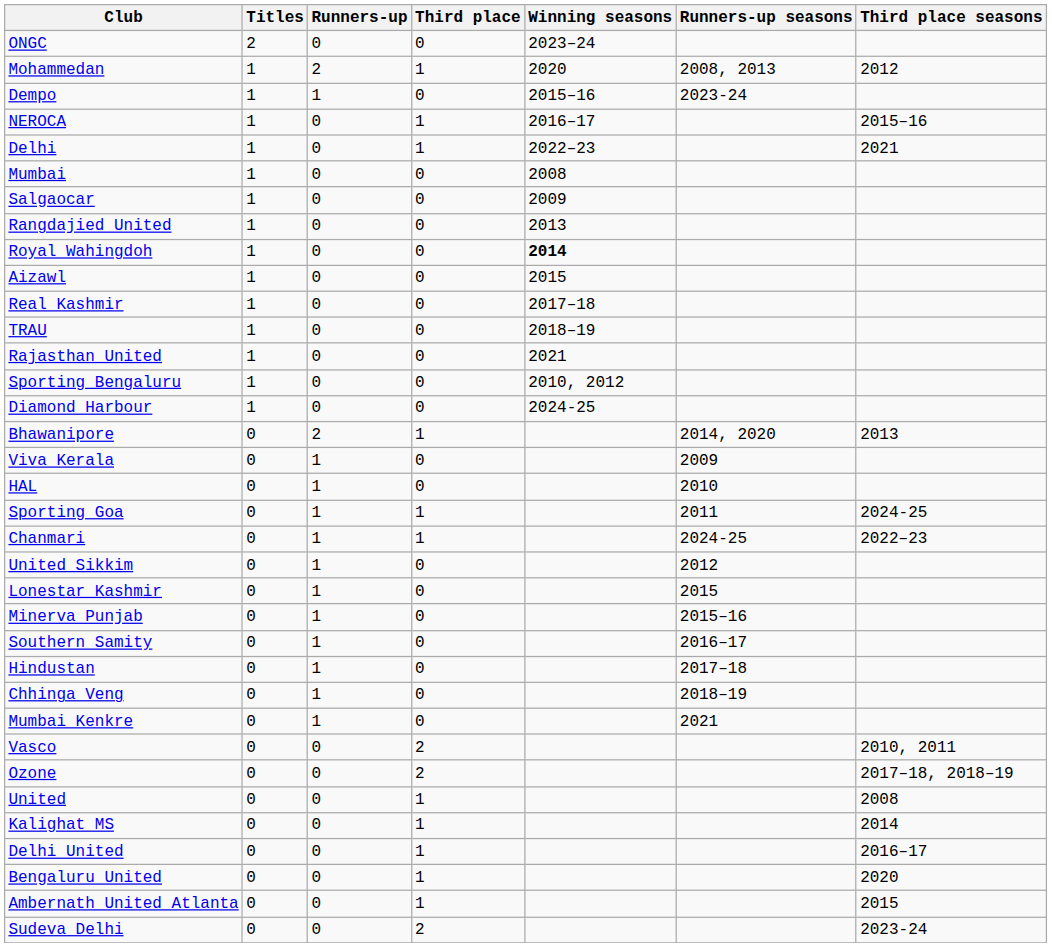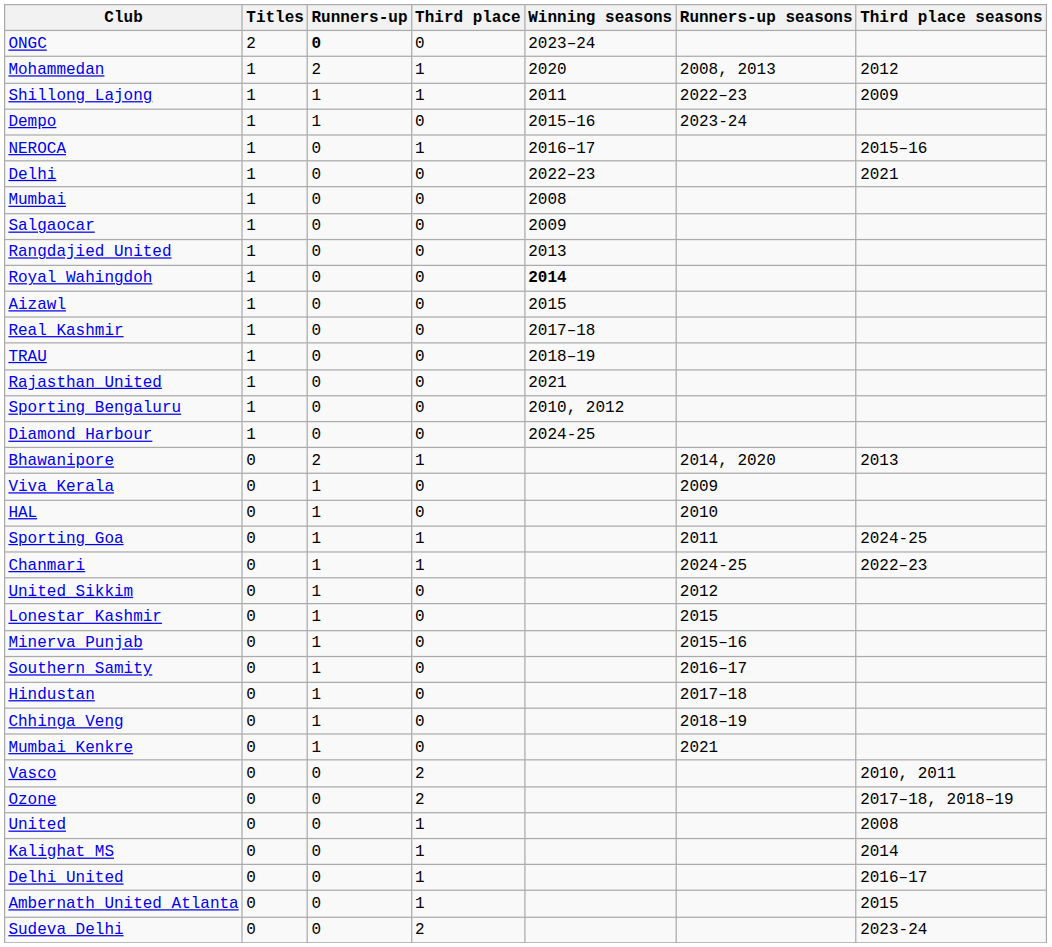(316, 44) normal -> (316, 44) bold
+ row: (80, 96)
(420, 148) 1 -> (420, 174) 0
- row: (85, 878)
